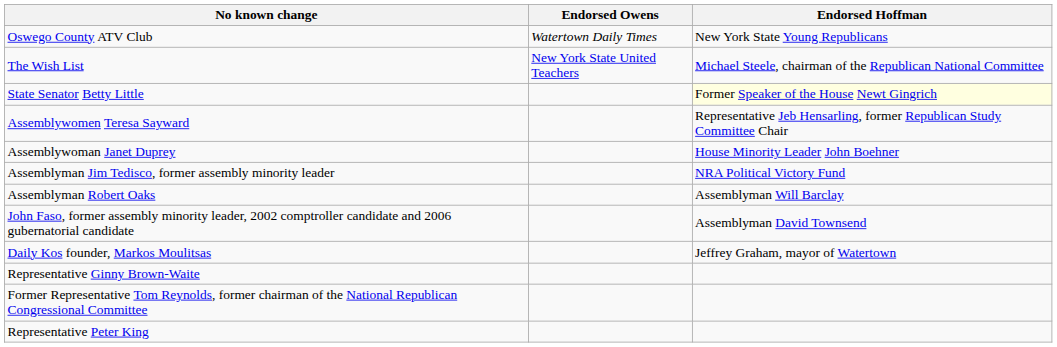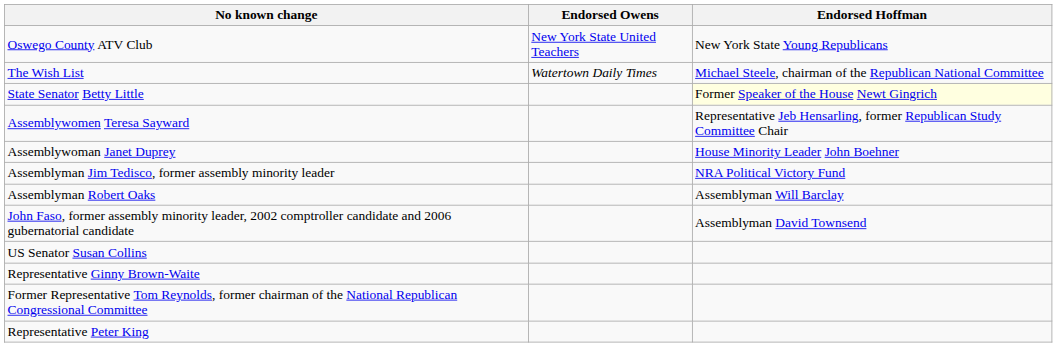(594, 36) Watertown Daily Times -> (594, 44) New York State United Teachers
(594, 65) New York State United Teachers -> (594, 72) Watertown Daily Times
- row: (109, 252)
+ row: (77, 252)
